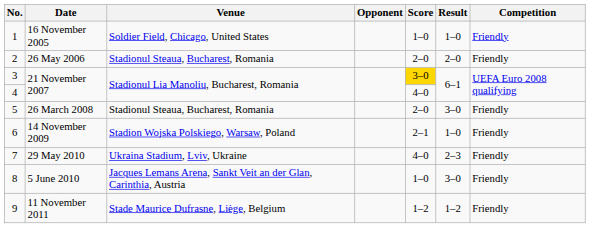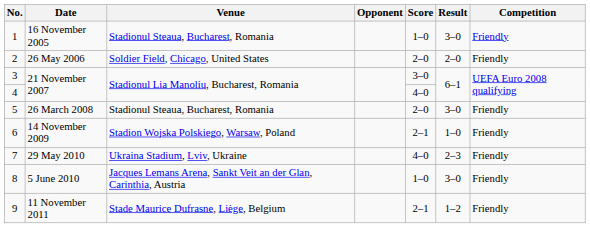(189, 36) Soldier Field, Chicago, United States -> (191, 36) Stadionul Steaua, Bucharest, Romania
(453, 36) 1–0 -> (453, 36) 3–0
(191, 59) Stadionul Steaua, Bucharest, Romania -> (189, 59) Soldier Field, Chicago, United States
(421, 76) gold background -> (421, 76) no background
(421, 208) 1–2 -> (421, 208) 2–1
